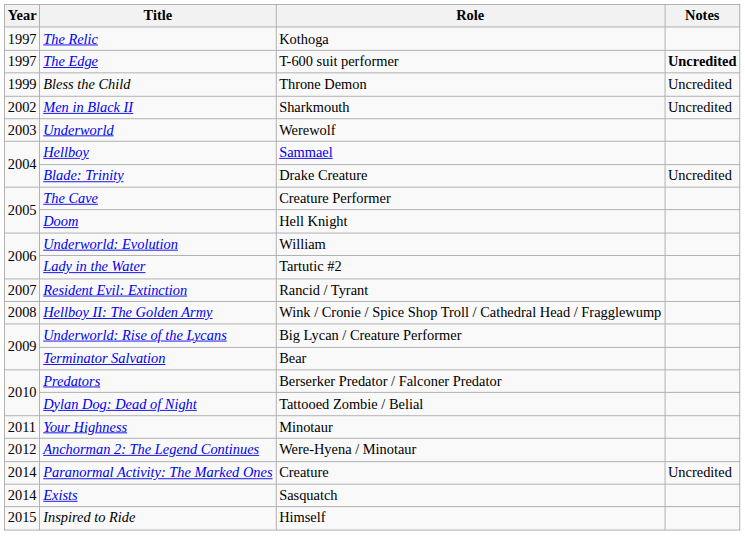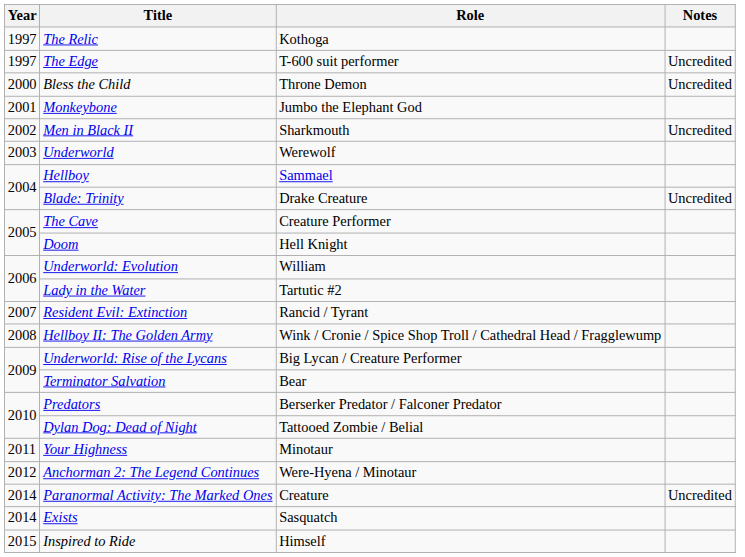(702, 61) bold -> (700, 61) normal
(22, 84) 1999 -> (22, 84) 2000
+ row: (80, 107)
